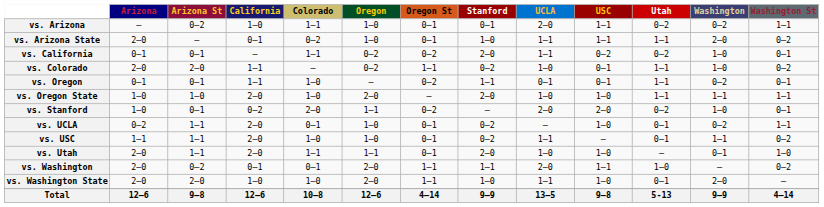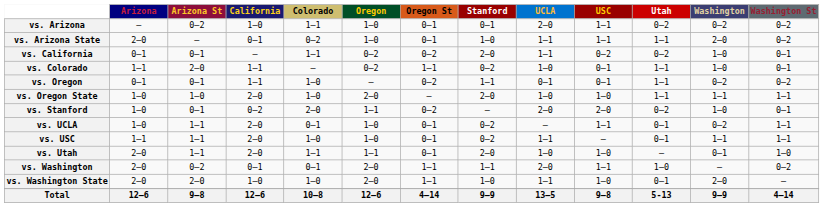(784, 25) 1–1 -> (784, 25) 0–2
(139, 68) 2–0 -> (139, 68) 1–1
(784, 68) 0–2 -> (784, 68) 0–1
(784, 82) 0–1 -> (784, 82) 0–2
(139, 124) 0–2 -> (139, 124) 1–0
(603, 124) 1–0 -> (603, 124) 1–1
(784, 138) 0–2 -> (784, 138) 1–1
